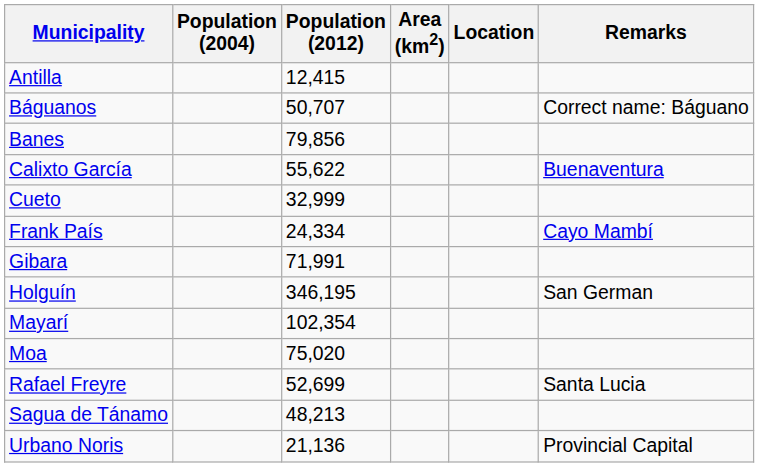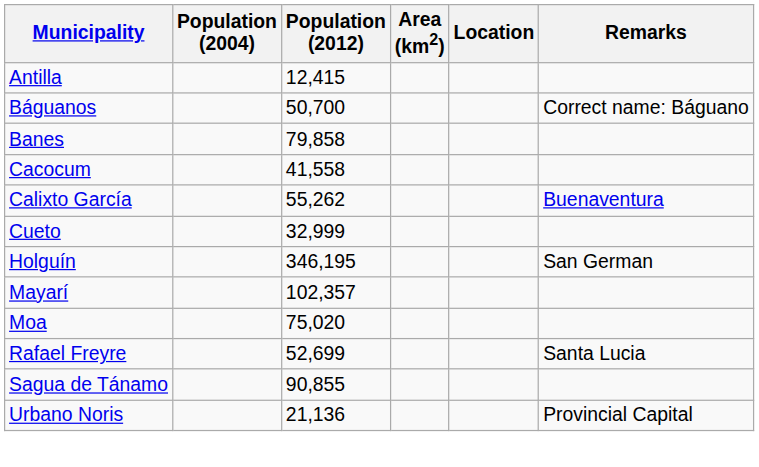(315, 108) 50,707 -> (315, 108) 50,700
(315, 138) 79,856 -> (315, 138) 79,858
+ row: (50, 169)
(315, 169) 55,622 -> (315, 200) 55,262
- row: (56, 231)
- row: (38, 261)
(321, 323) 102,354 -> (321, 292) 102,357
(315, 415) 48,213 -> (315, 384) 90,855
